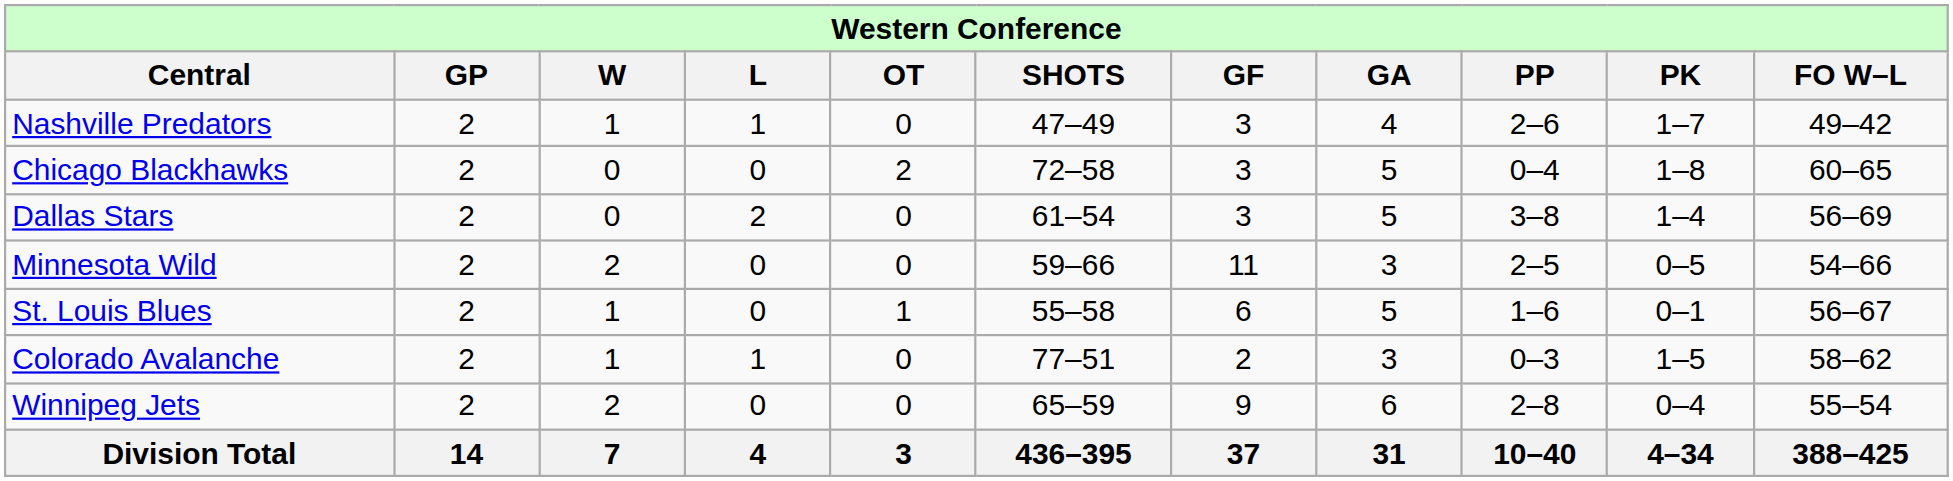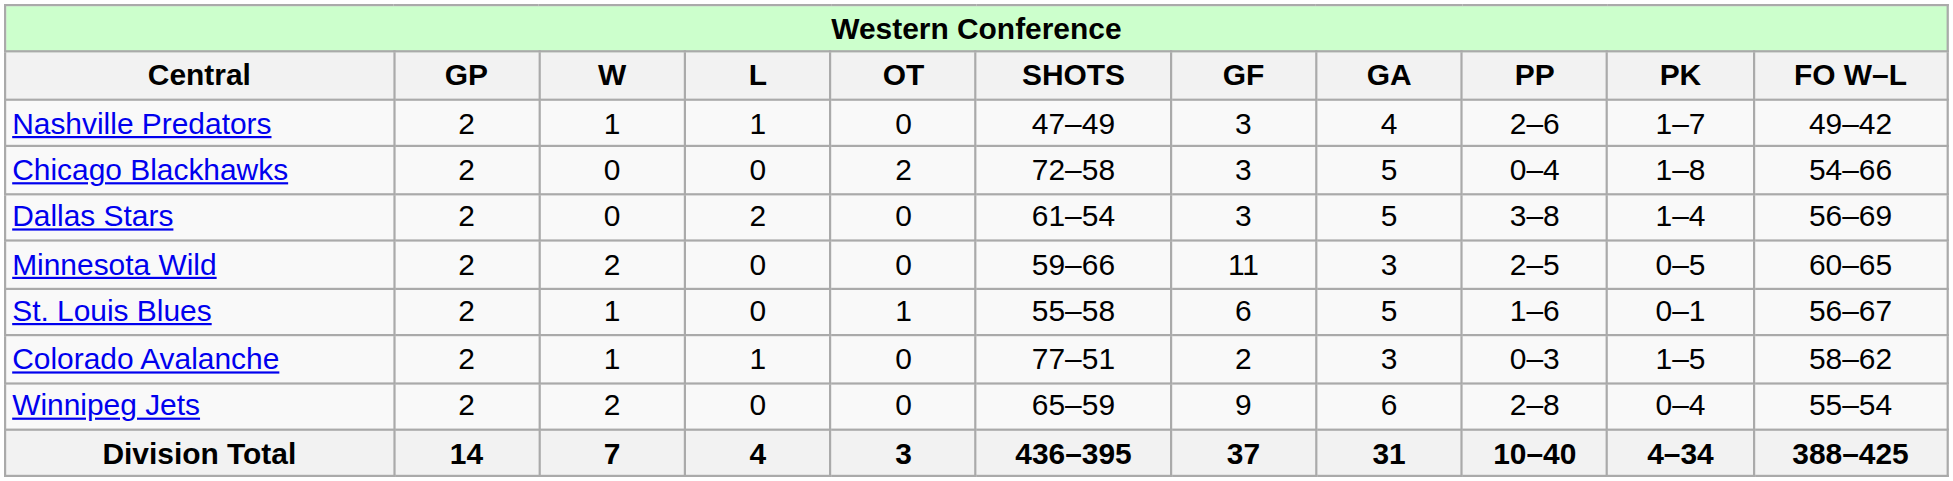(1850, 170) 60–65 -> (1850, 170) 54–66
(1850, 264) 54–66 -> (1850, 264) 60–65
